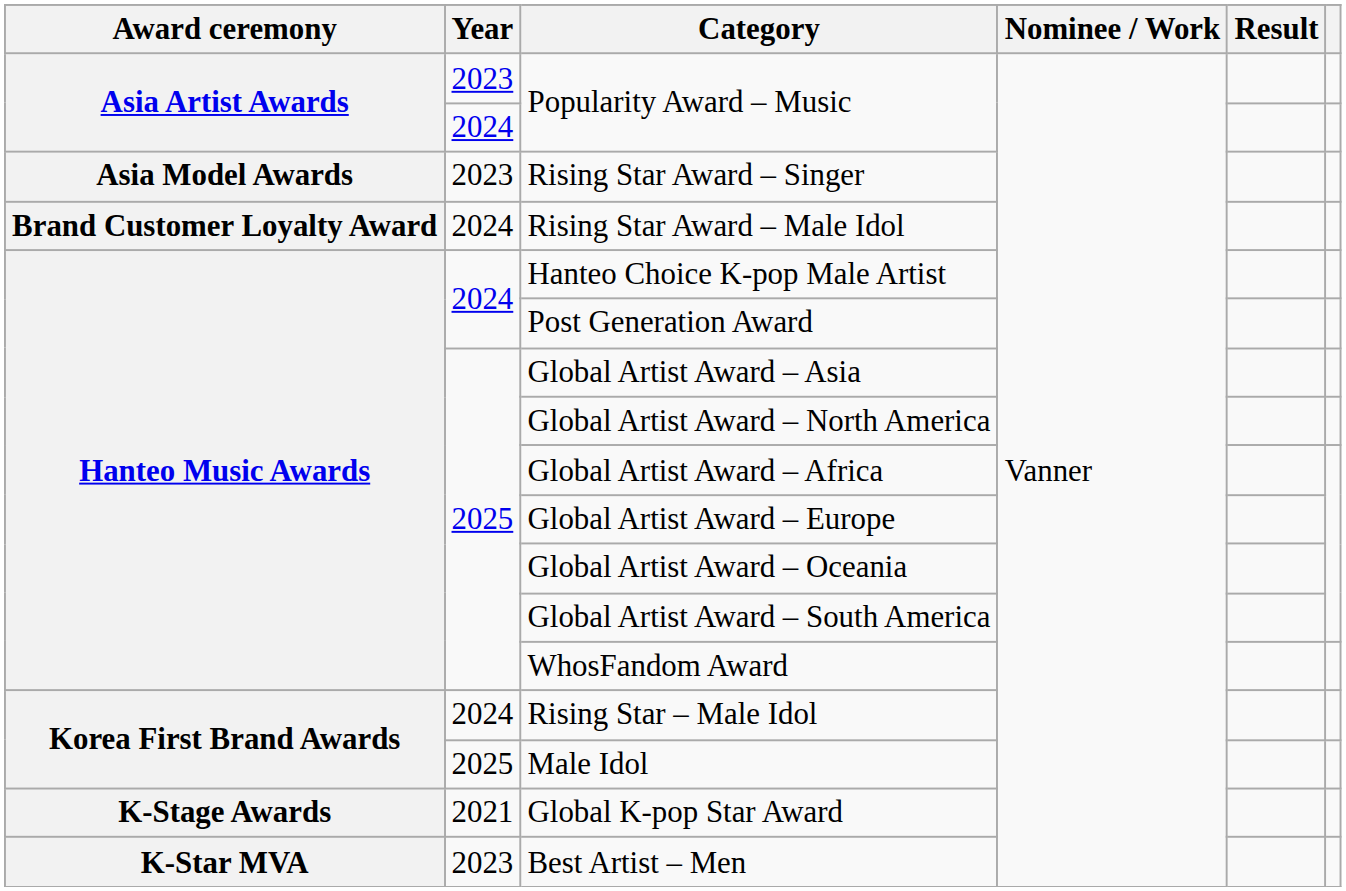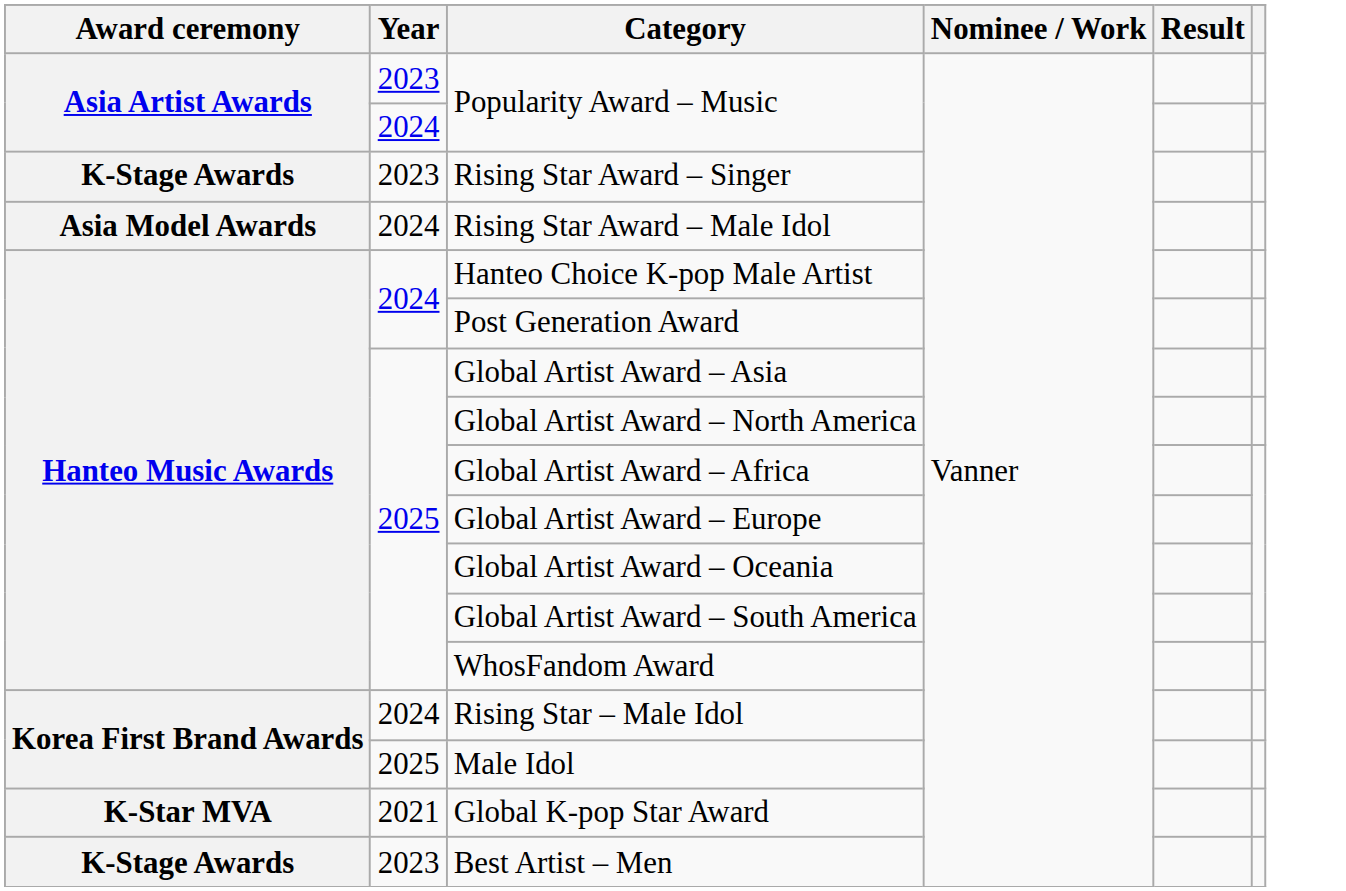(225, 175) Asia Model Awards -> (188, 175) K-Stage Awards
(225, 224) Brand Customer Loyalty Award -> (188, 224) Asia Model Awards
(225, 812) K-Stage Awards -> (188, 812) K-Star MVA
(225, 861) K-Star MVA -> (188, 861) K-Stage Awards
